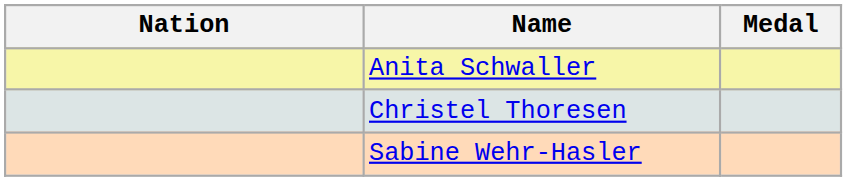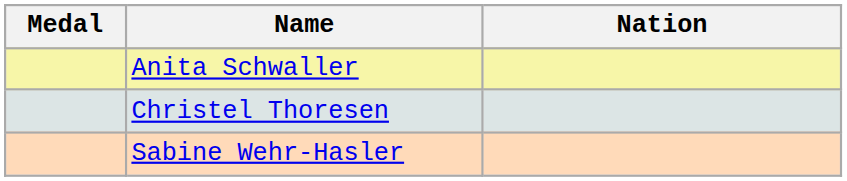columns swapped: (781, 26) <-> (184, 26)
